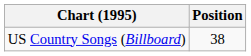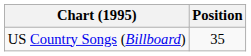(217, 39) 38 -> (217, 39) 35
